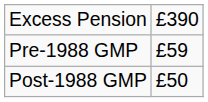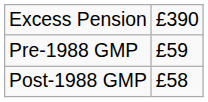(172, 81) £50 -> (172, 81) £58
